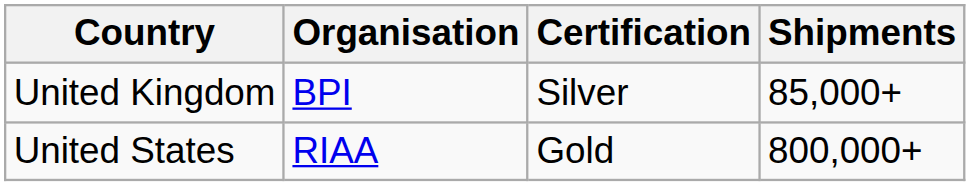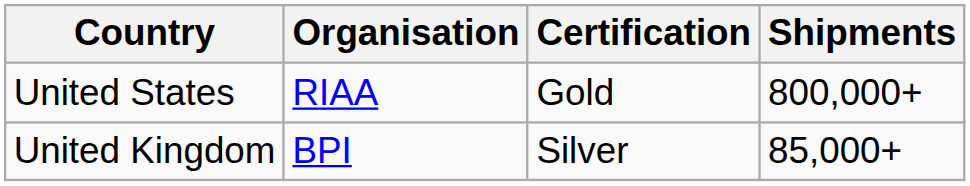rows swapped: (124, 150) <-> (145, 92)
